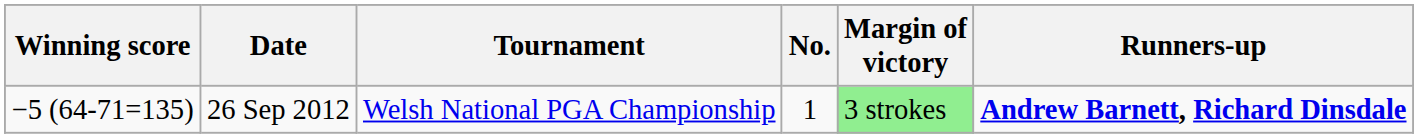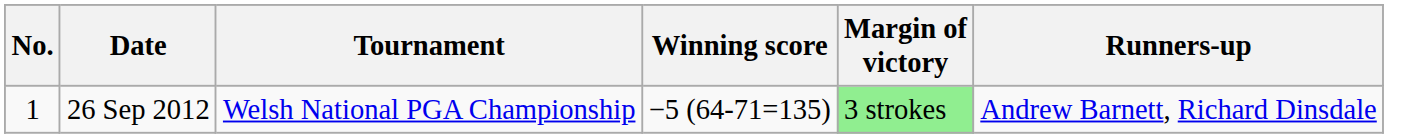columns swapped: (810, 45) <-> (103, 45)
(1193, 109) bold -> (1179, 109) normal
